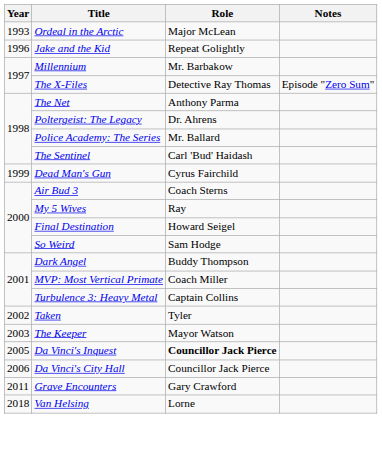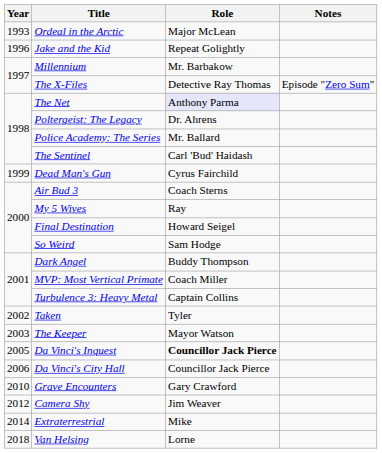(203, 102) no background -> (203, 102) lavender background
(18, 386) 2011 -> (18, 386) 2010
+ row: (62, 404)
+ row: (69, 421)
